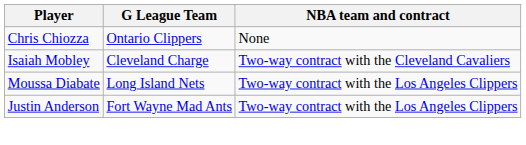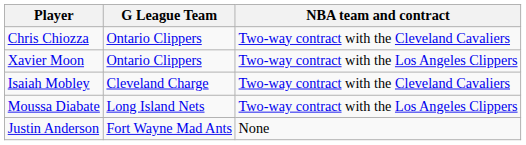(254, 38) None -> (374, 38) Two-way contract with the Cleveland Cavaliers
+ row: (46, 60)
(378, 106) Two-way contract with the Los Angeles Clippers -> (254, 128) None
